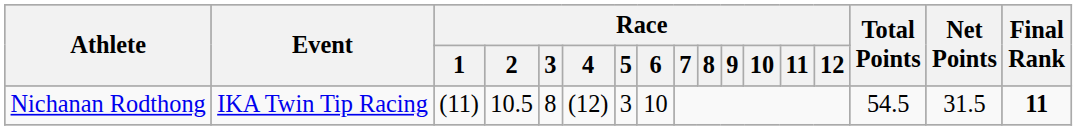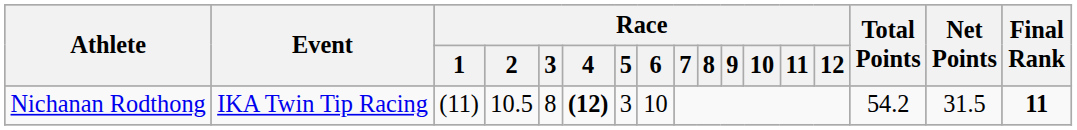(588, 105) normal -> (588, 105) bold
(888, 105) 54.5 -> (888, 105) 54.2
